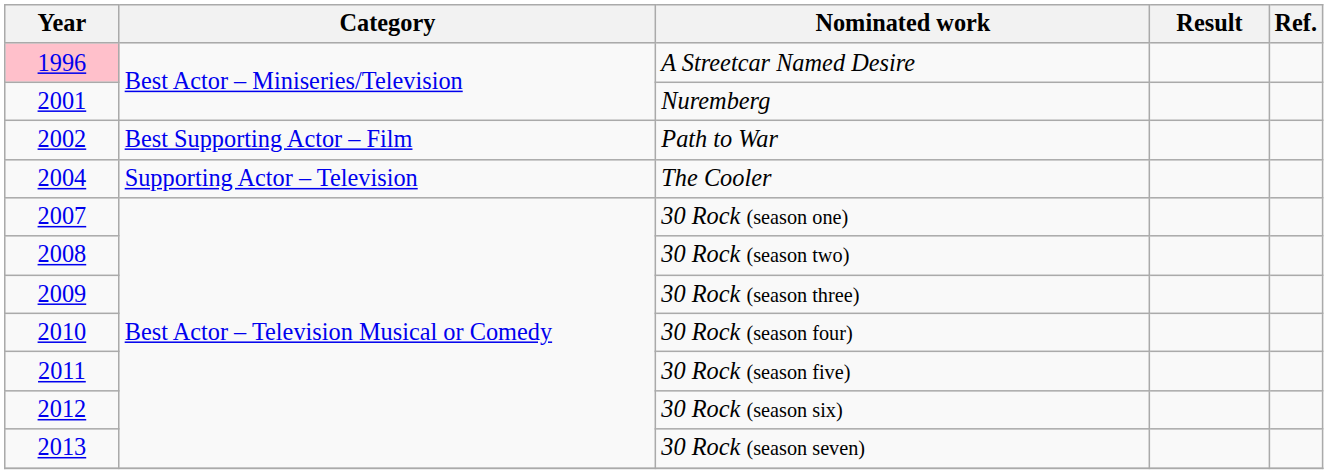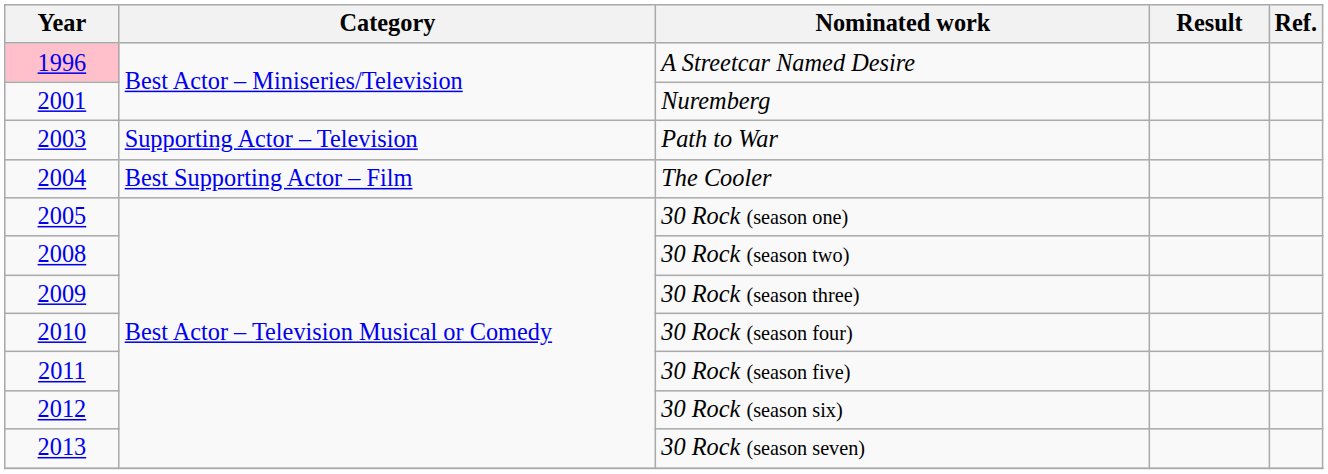(62, 139) 2002 -> (62, 139) 2003
(269, 139) Best Supporting Actor – Film -> (271, 139) Supporting Actor – Television
(271, 178) Supporting Actor – Television -> (269, 178) Best Supporting Actor – Film
(62, 216) 2007 -> (62, 216) 2005
